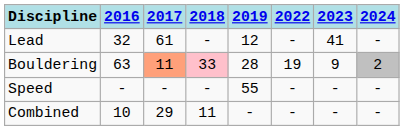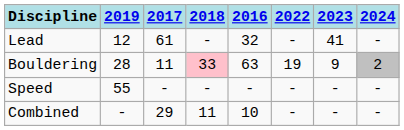columns swapped: (122, 17) <-> (250, 17)
(165, 65) lightsalmon background -> (165, 65) no background
